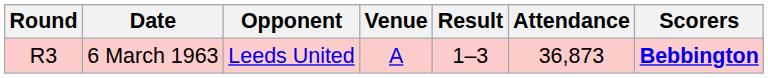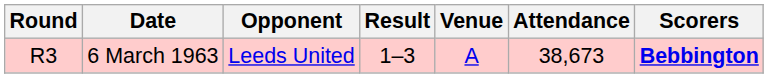columns swapped: (396, 21) <-> (470, 21)
(571, 55) 36,873 -> (571, 55) 38,673
